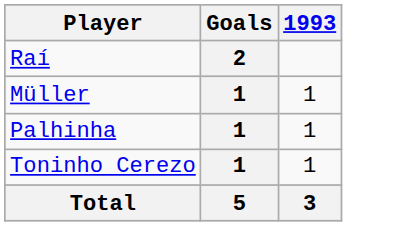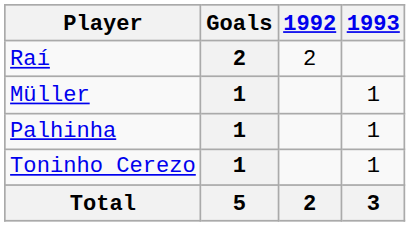+ column: (310, 23)
